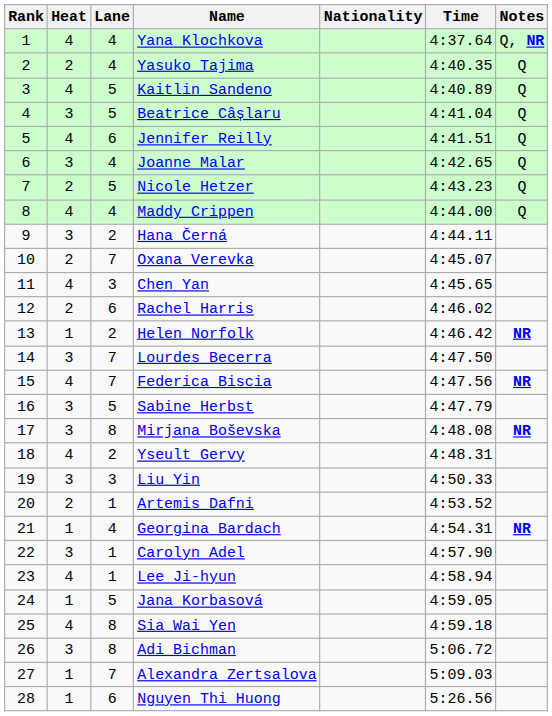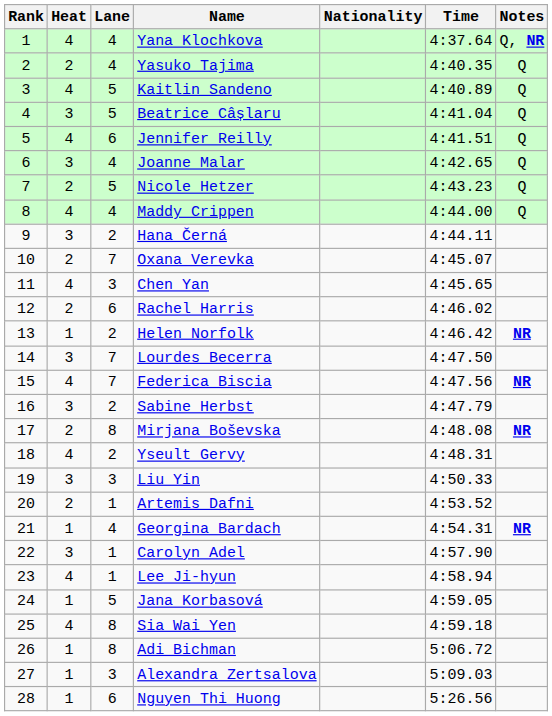(112, 407) 5 -> (112, 407) 2
(69, 431) 3 -> (69, 431) 2
(69, 650) 3 -> (69, 650) 1
(112, 675) 7 -> (112, 675) 3
